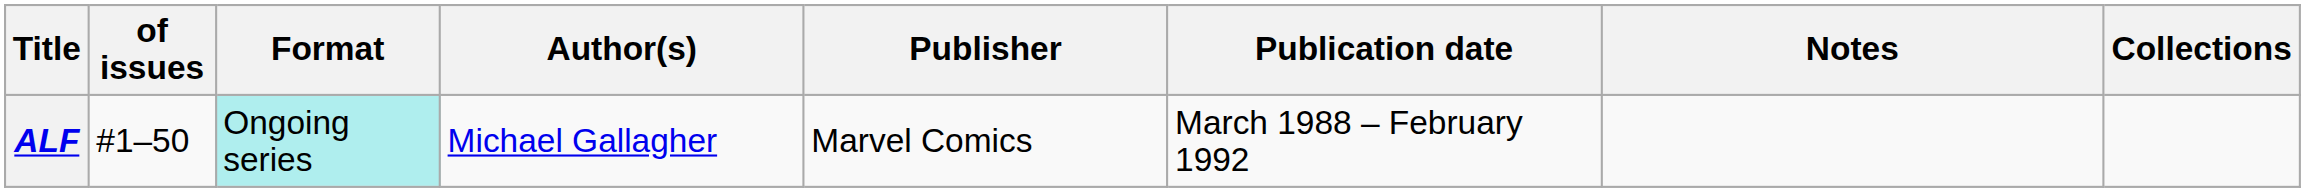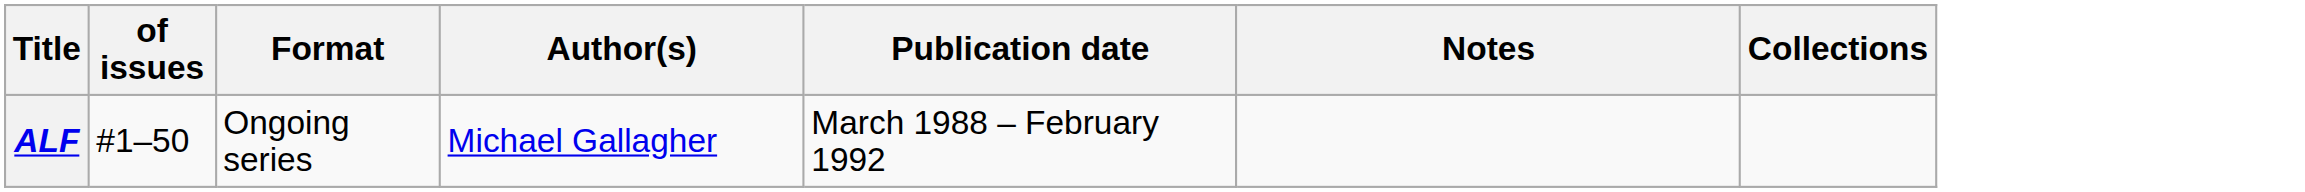- column: (985, 49)
(286, 140) paleturquoise background -> (286, 140) no background
